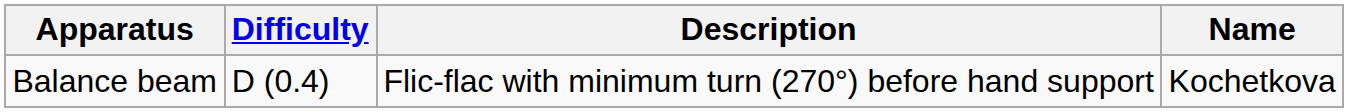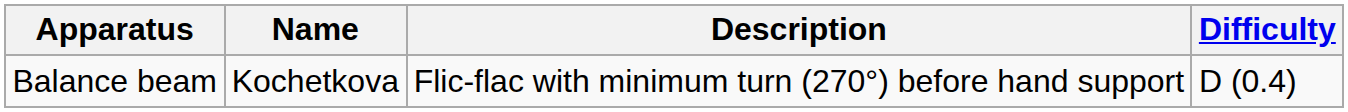columns swapped: (1252, 29) <-> (300, 29)
